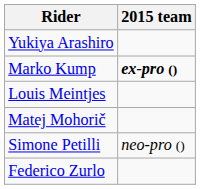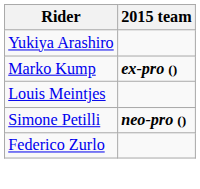- row: (57, 119)
(153, 145) normal -> (154, 119) bold
